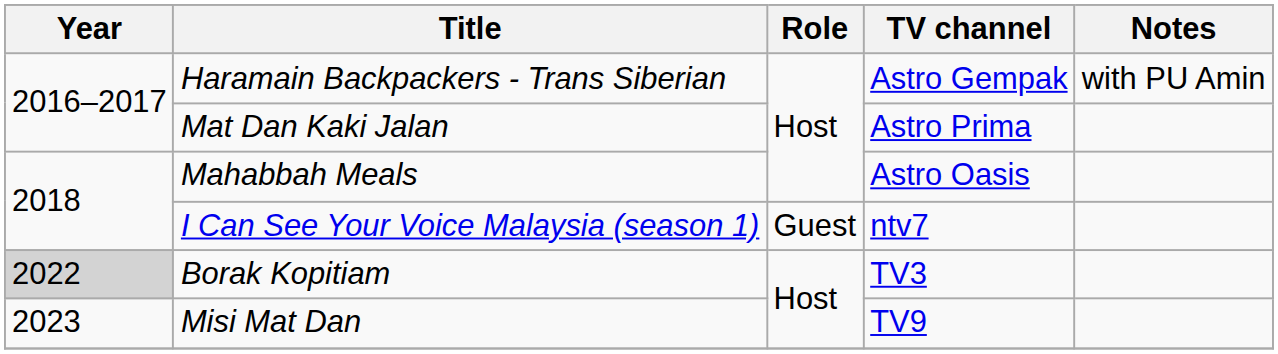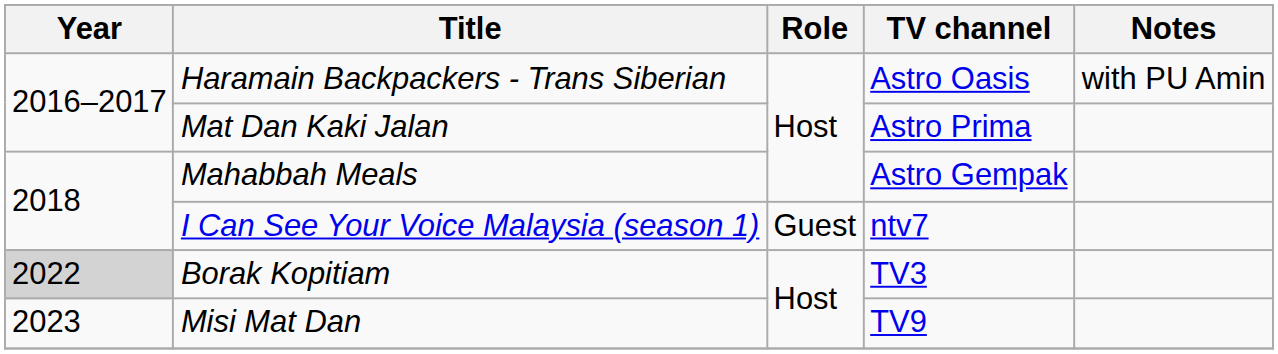(969, 77) Astro Gempak -> (950, 77) Astro Oasis
(950, 175) Astro Oasis -> (969, 175) Astro Gempak
